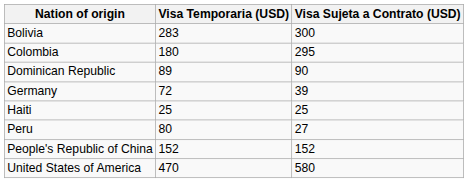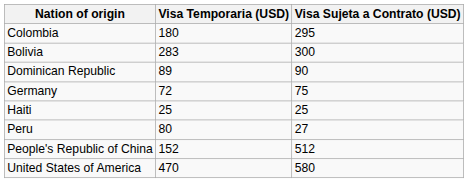rows swapped: (25, 33) <-> (33, 52)
(301, 91) 39 -> (301, 91) 75
(305, 149) 152 -> (305, 149) 512
